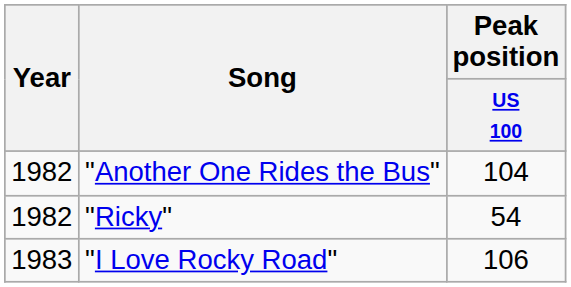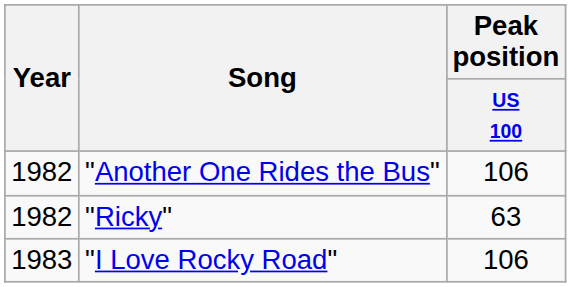(506, 172) 104 -> (506, 172) 106
(506, 216) 54 -> (506, 216) 63
